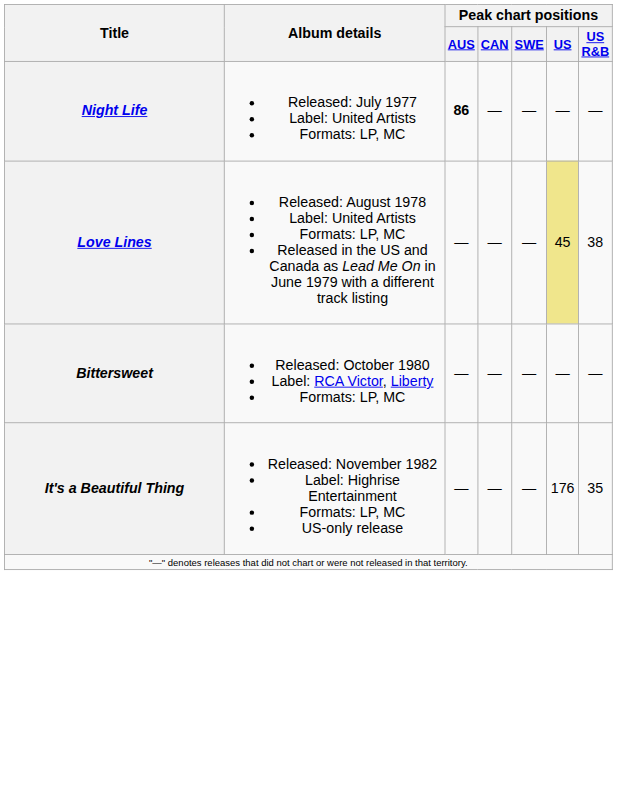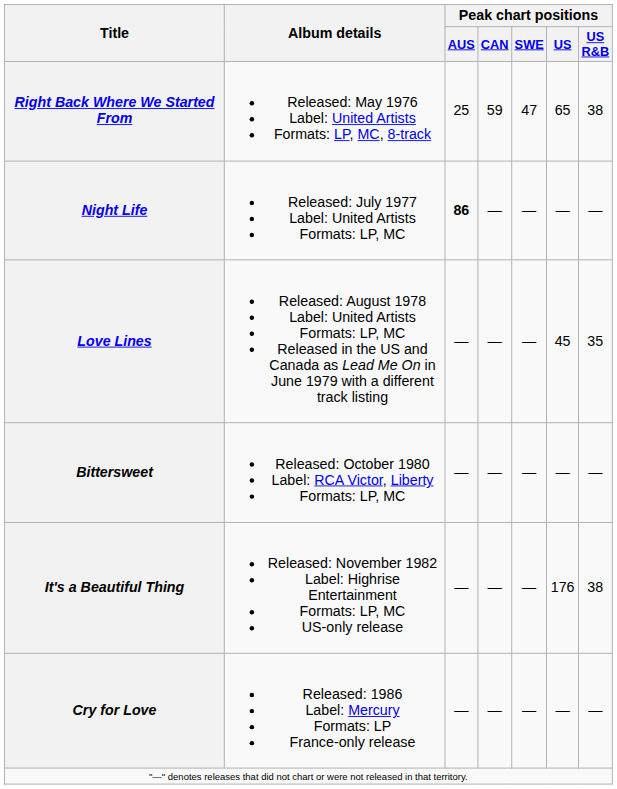+ row: (115, 111)
(563, 242) khaki background -> (563, 341) no background
(595, 242) 38 -> (595, 341) 35
(595, 488) 35 -> (595, 587) 38
+ row: (115, 710)
